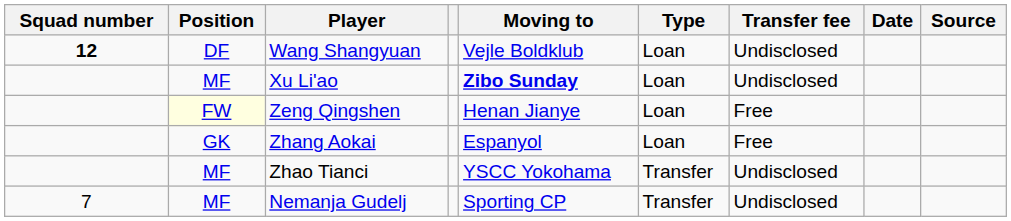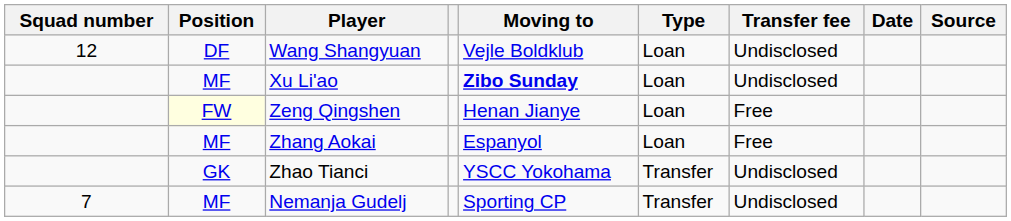(86, 50) bold -> (86, 50) normal
(217, 141) GK -> (217, 141) MF
(217, 172) MF -> (217, 172) GK
